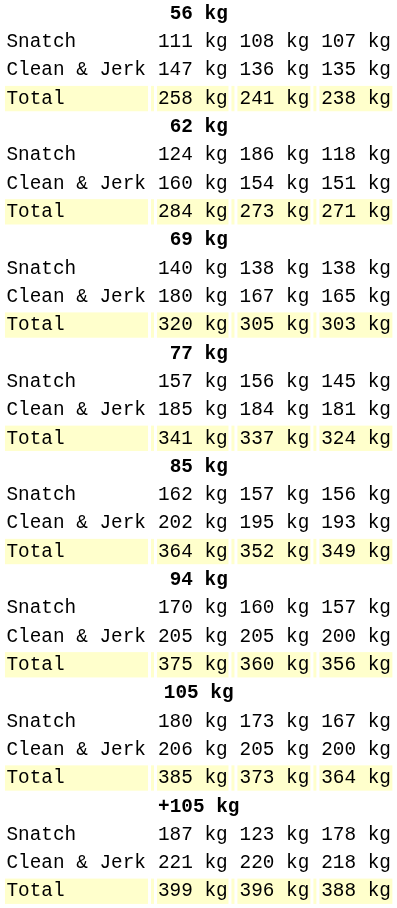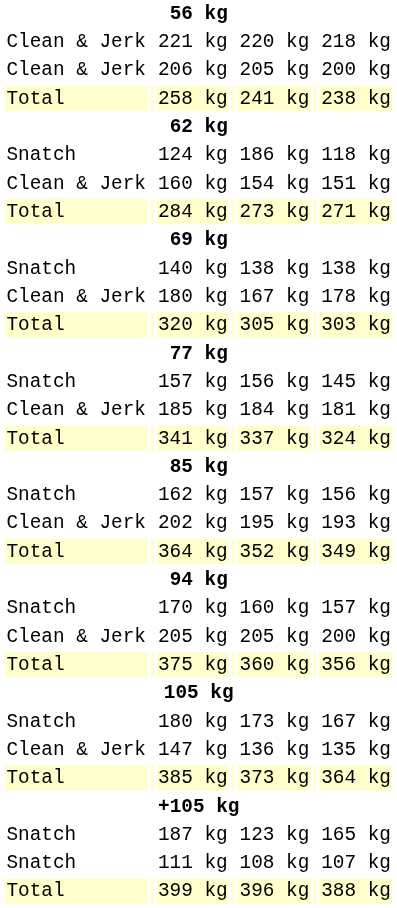rows swapped: (41, 42) <-> (76, 863)
rows swapped: (76, 70) <-> (76, 750)
(356, 297) 165 kg -> (356, 297) 178 kg
(356, 835) 178 kg -> (356, 835) 165 kg
